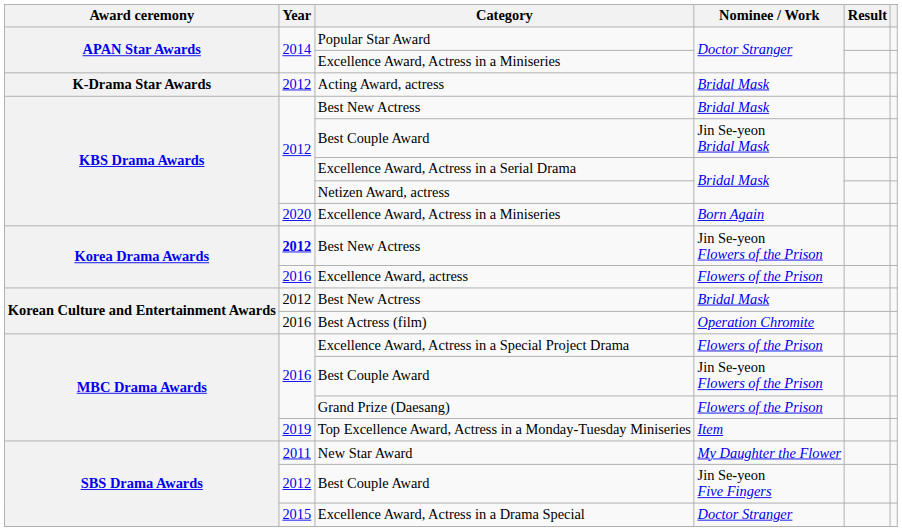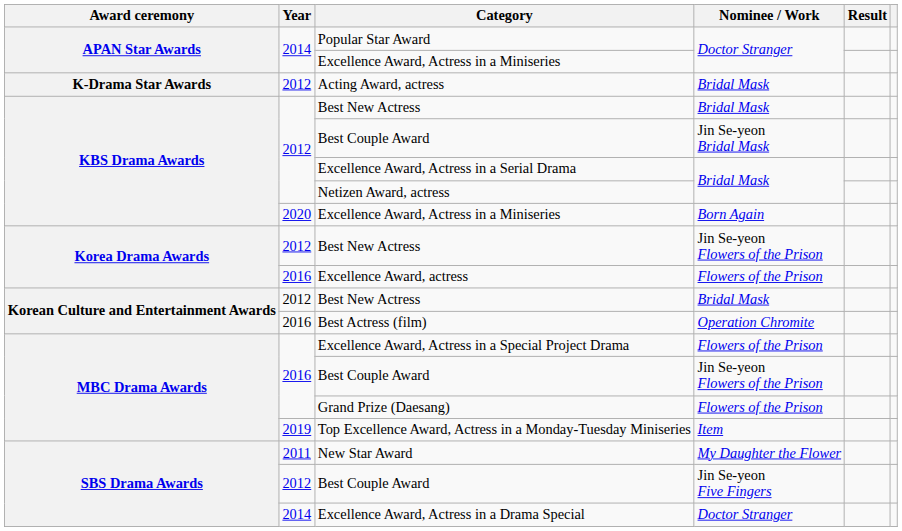(297, 245) bold -> (297, 245) normal
(297, 514) 2015 -> (297, 514) 2014
